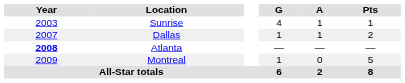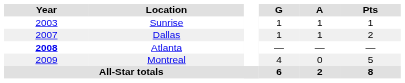(279, 22) 4 -> (279, 22) 1
(279, 59) 1 -> (279, 59) 4
